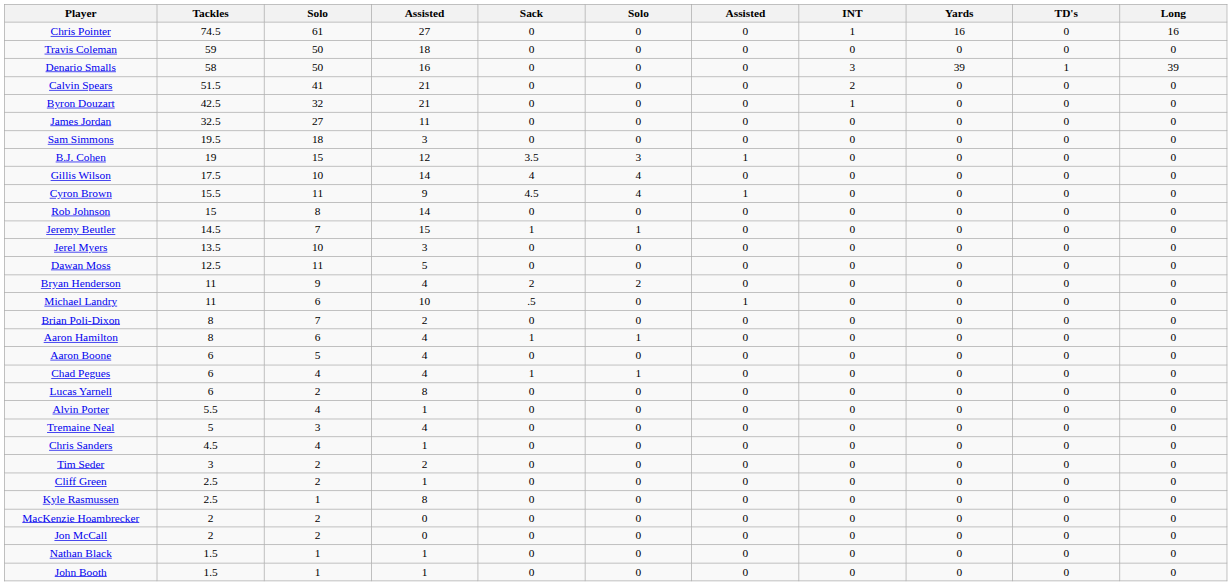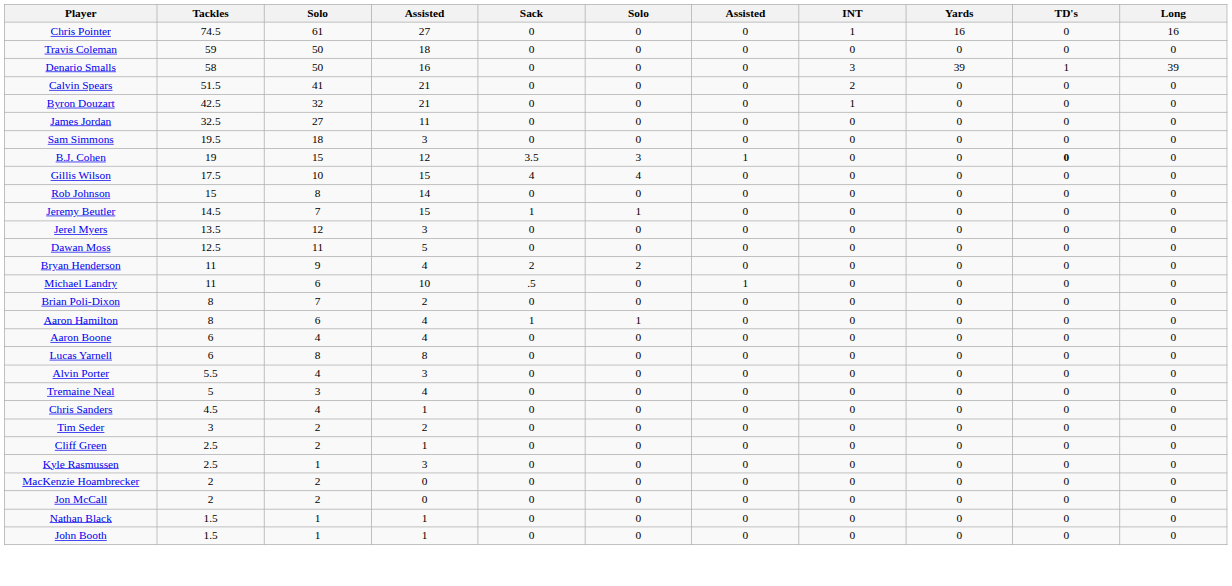(1066, 157) normal -> (1066, 157) bold
(425, 175) 14 -> (425, 175) 15
- row: (81, 193)
(318, 247) 10 -> (318, 229) 12
(318, 355) 5 -> (318, 337) 4
- row: (81, 373)
(318, 391) 2 -> (318, 355) 8
(425, 409) 1 -> (425, 373) 3
(425, 499) 8 -> (425, 463) 3
